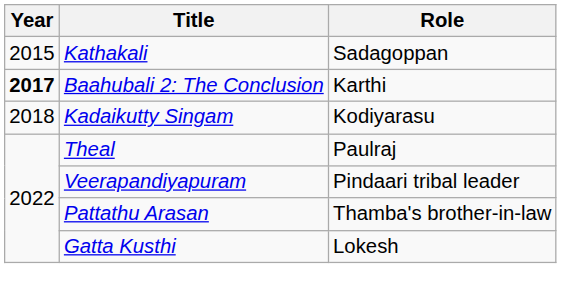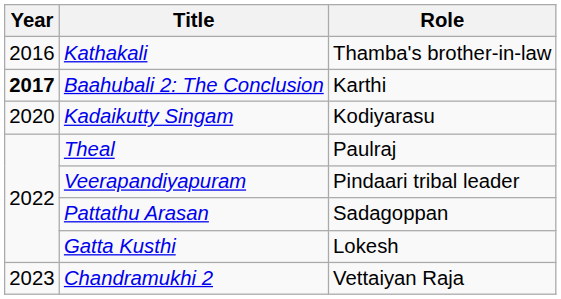(32, 52) 2015 -> (32, 52) 2016
(391, 52) Sadagoppan -> (442, 52) Thamba's brother-in-law
(32, 117) 2018 -> (32, 117) 2020
(442, 213) Thamba's brother-in-law -> (391, 213) Sadagoppan
+ row: (138, 278)
